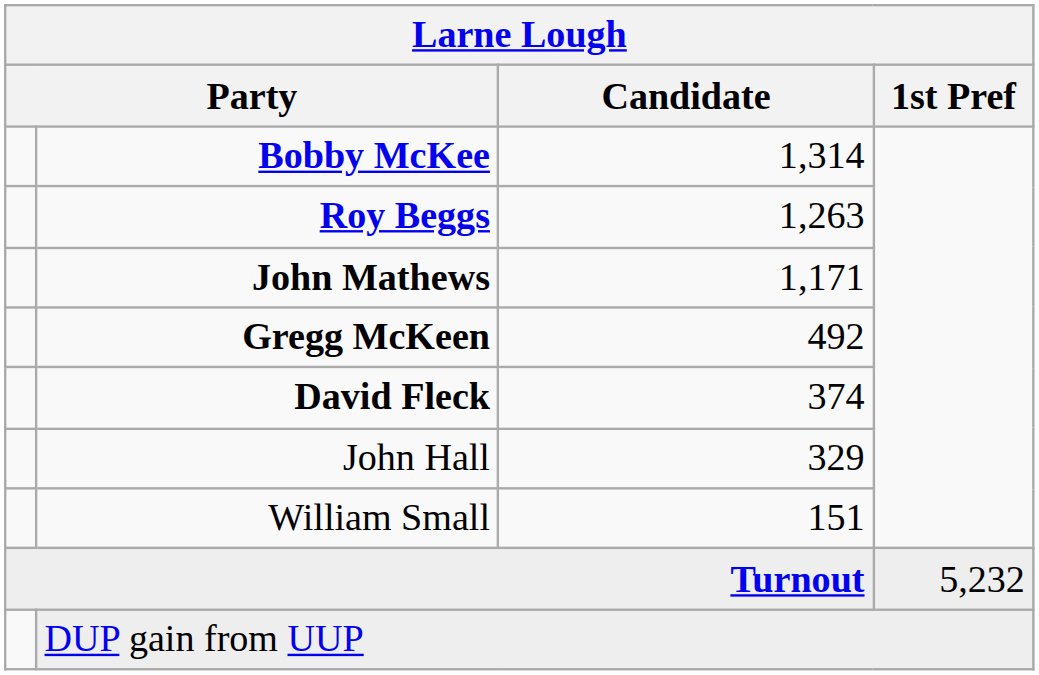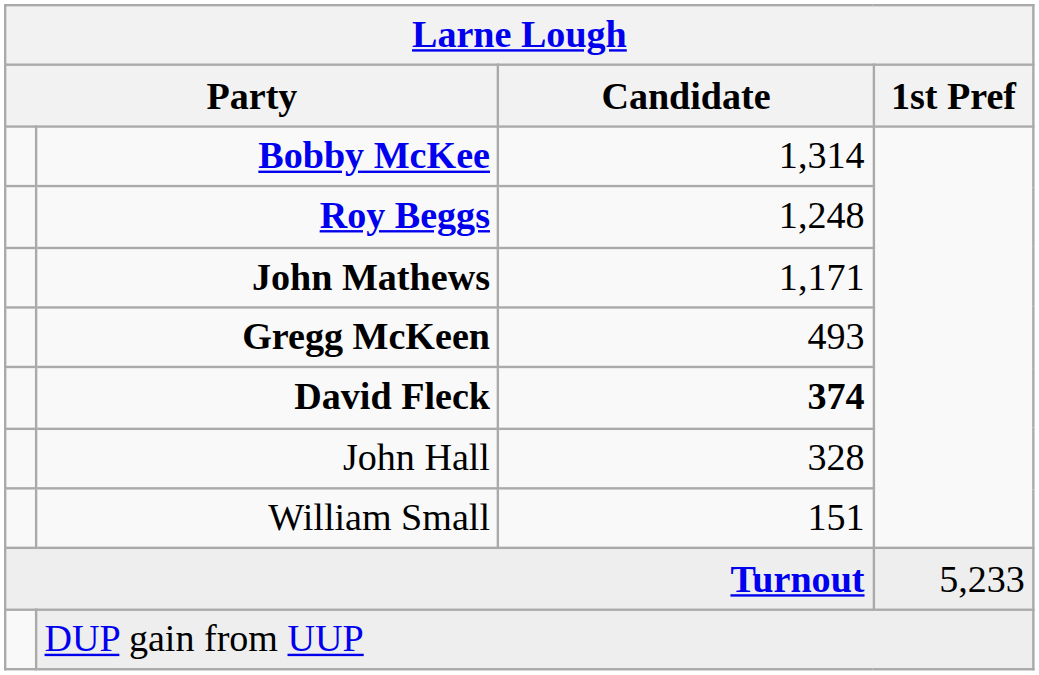(822, 215) 1,263 -> (822, 215) 1,248
(836, 336) 492 -> (836, 336) 493
(836, 397) normal -> (836, 397) bold
(836, 457) 329 -> (836, 457) 328
(982, 578) 5,232 -> (982, 578) 5,233
